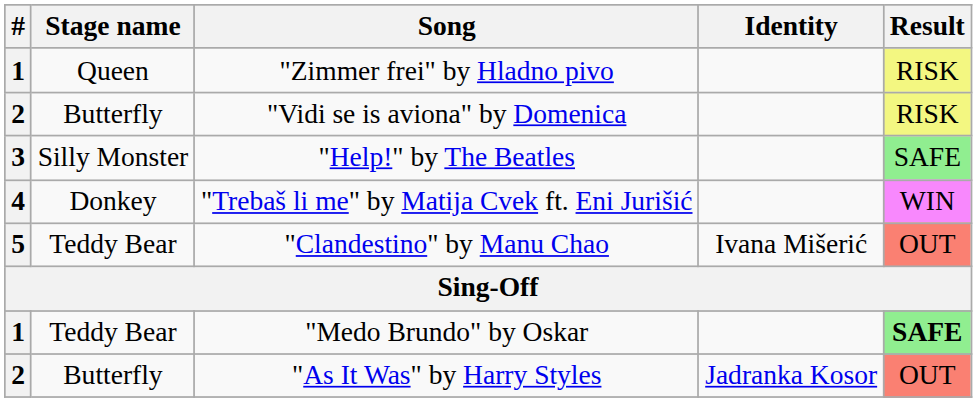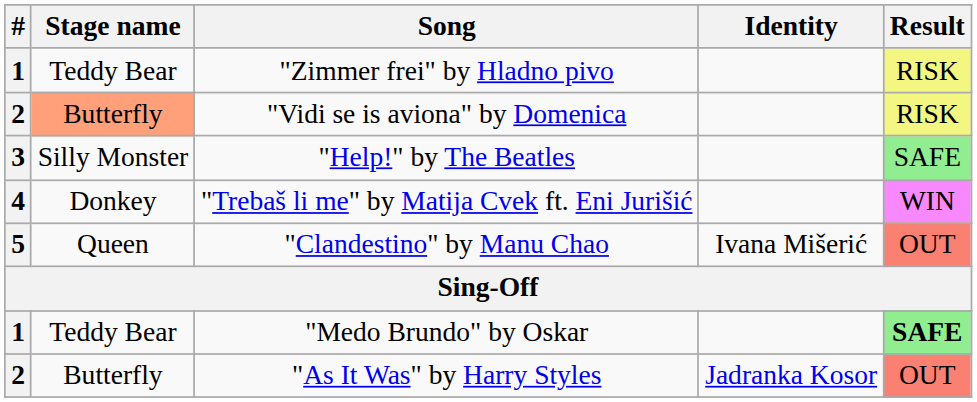(113, 69) Queen -> (113, 69) Teddy Bear
(113, 113) no background -> (113, 113) lightsalmon background
(113, 244) Teddy Bear -> (113, 244) Queen
